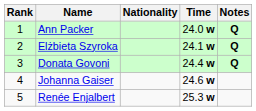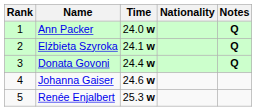columns swapped: (150, 13) <-> (199, 13)
